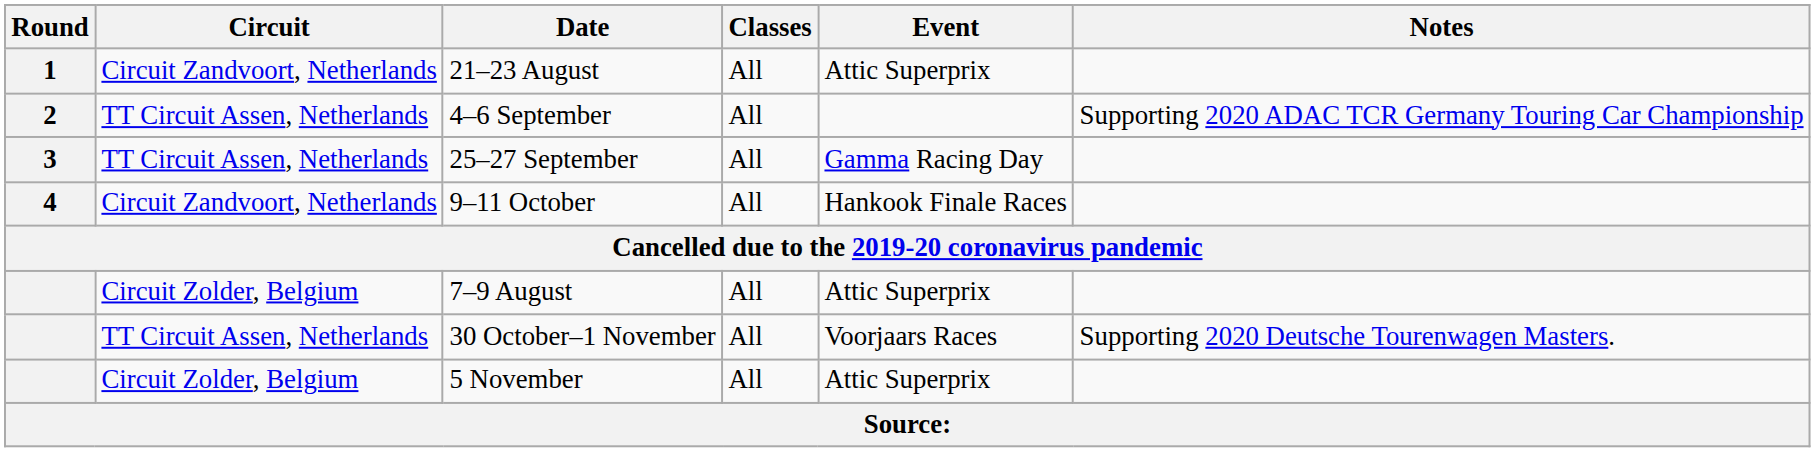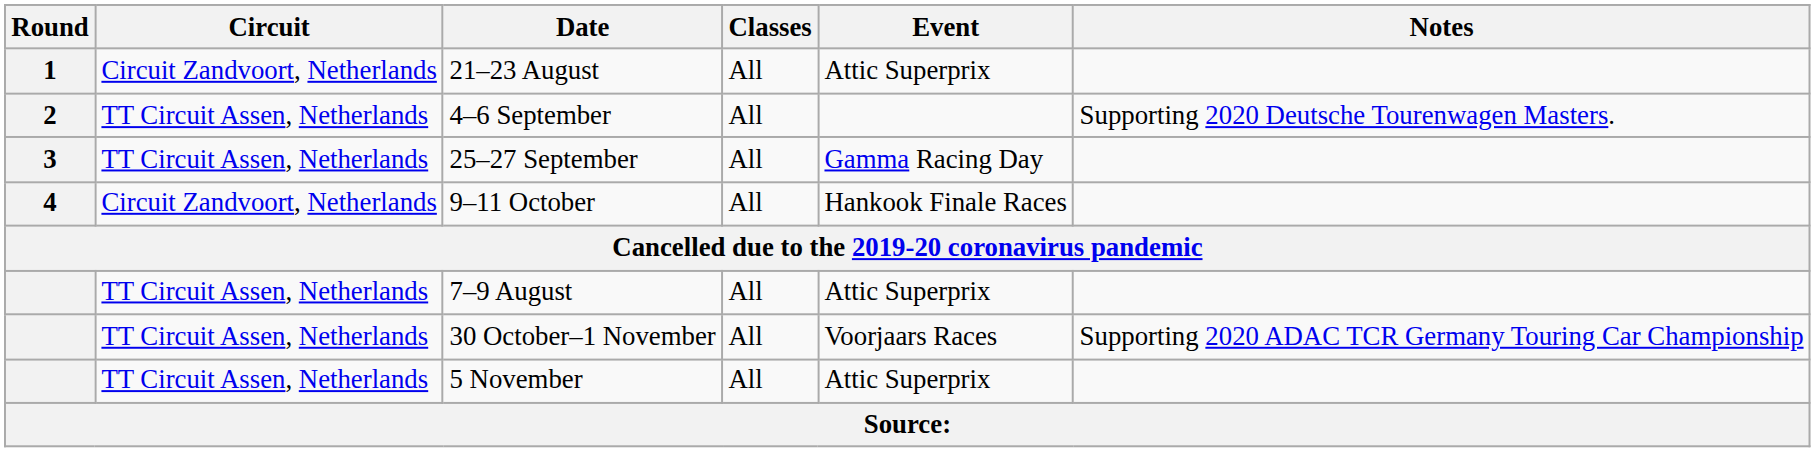(1442, 114) Supporting 2020 ADAC TCR Germany Touring Car Championship -> (1347, 114) Supporting 2020 Deutsche Tourenwagen Masters.
(230, 291) Circuit Zolder, Belgium -> (265, 291) TT Circuit Assen, Netherlands
(1347, 335) Supporting 2020 Deutsche Tourenwagen Masters. -> (1442, 335) Supporting 2020 ADAC TCR Germany Touring Car Championship
(230, 379) Circuit Zolder, Belgium -> (265, 379) TT Circuit Assen, Netherlands
